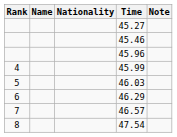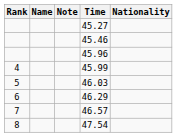columns swapped: (85, 11) <-> (159, 11)
